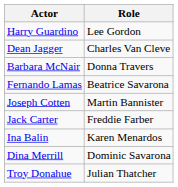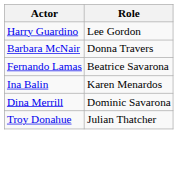- row: (35, 48)
- row: (39, 102)
- row: (32, 119)
